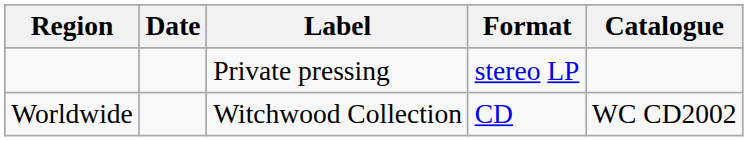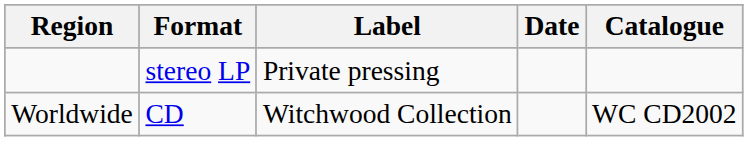columns swapped: (173, 26) <-> (527, 26)
